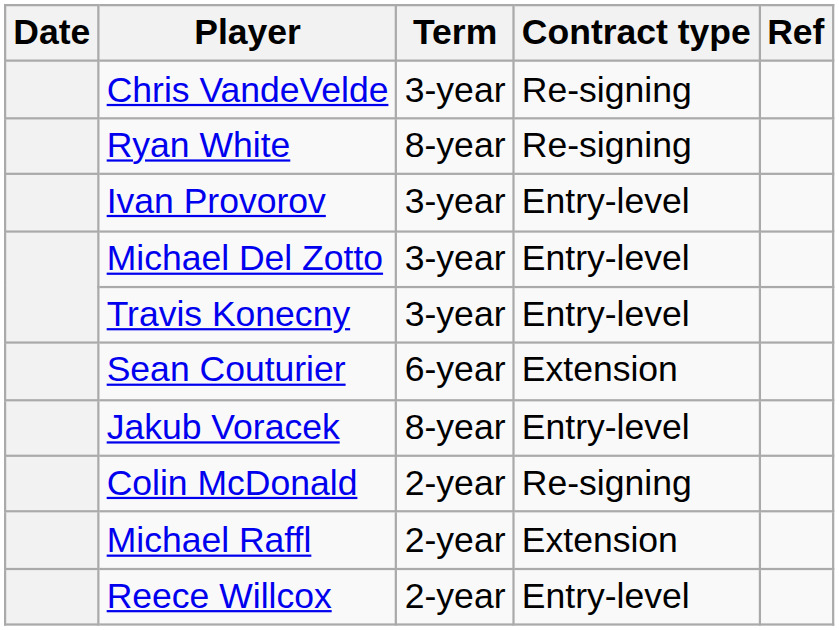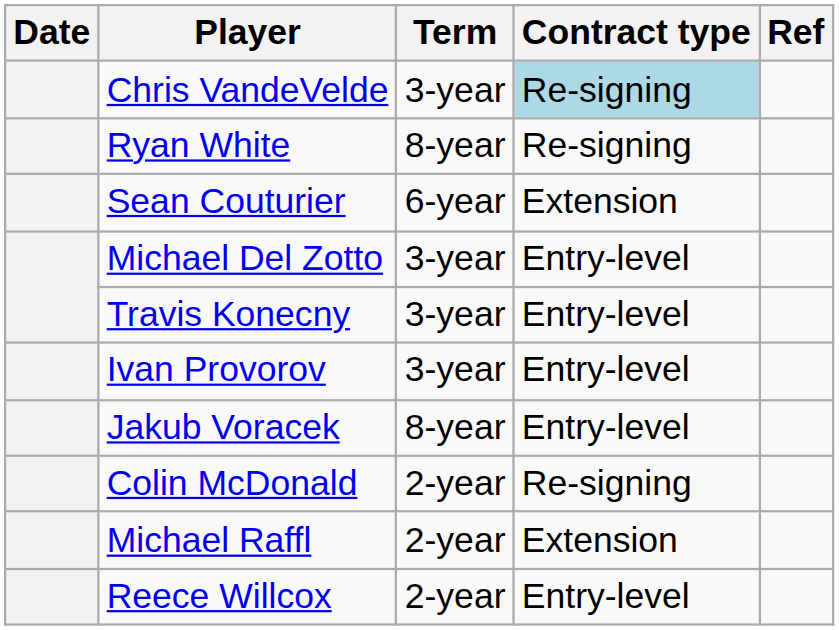(607, 88) no background -> (607, 88) lightblue background
rows swapped: (216, 201) <-> (226, 370)
